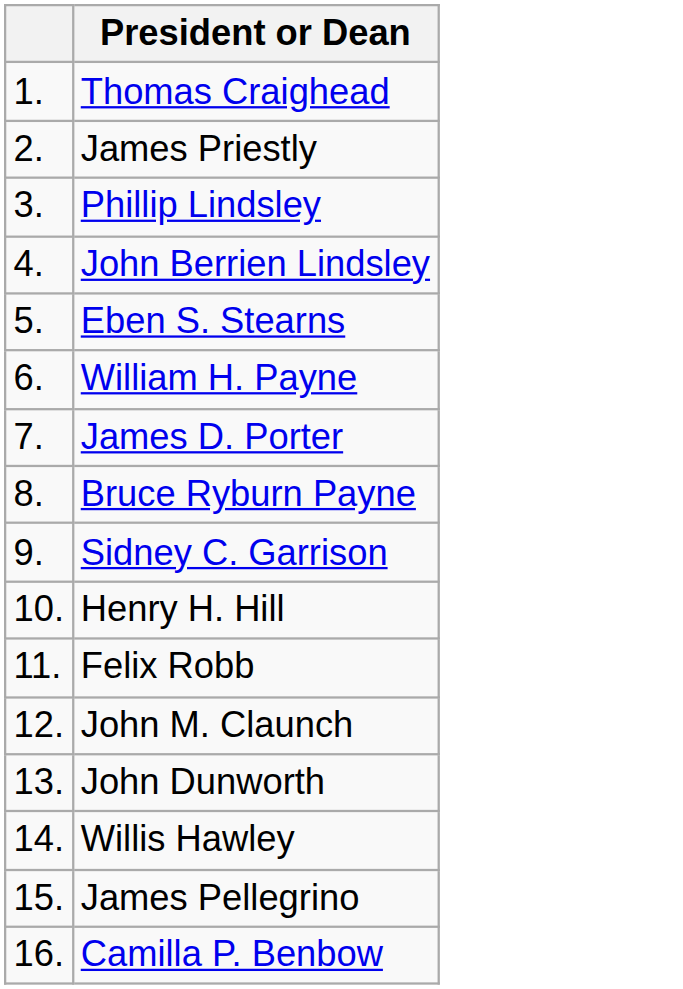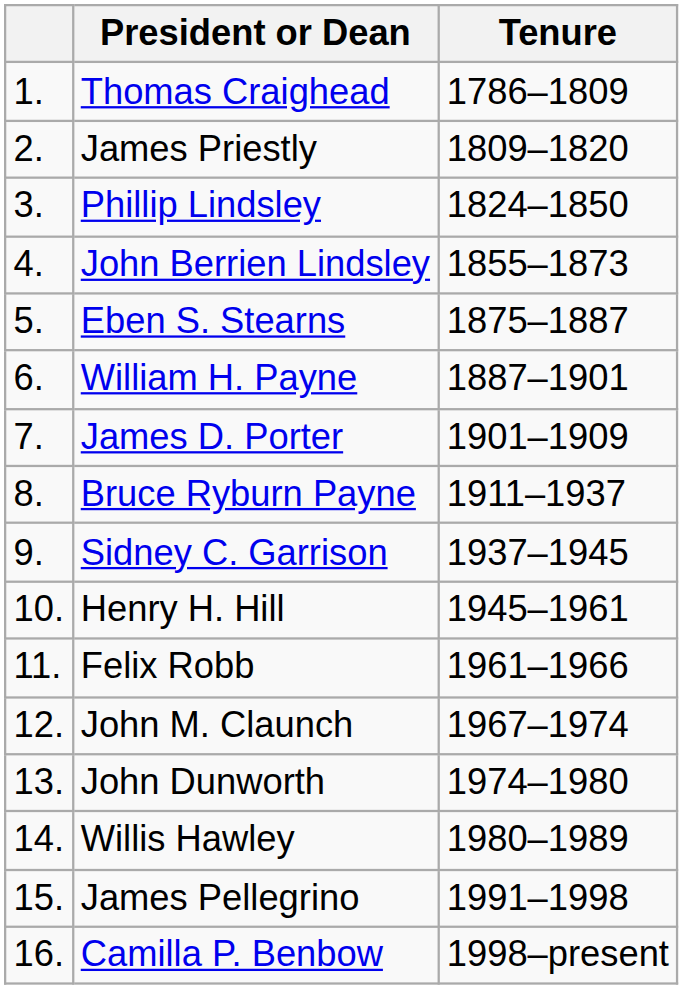+ column: (558, 33)
